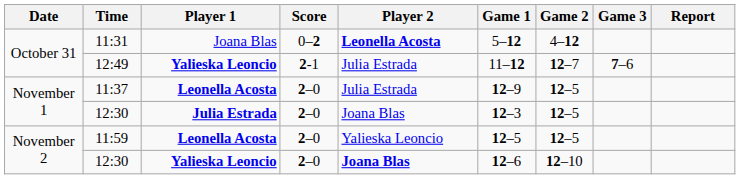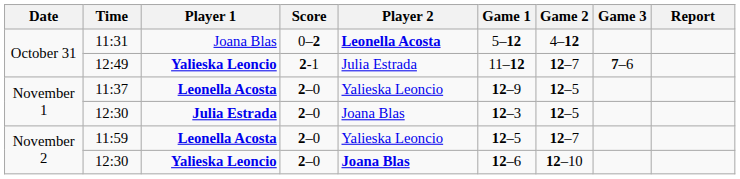(379, 89) Julia Estrada -> (392, 89) Yalieska Leoncio
(564, 138) 12–5 -> (564, 138) 12–7
